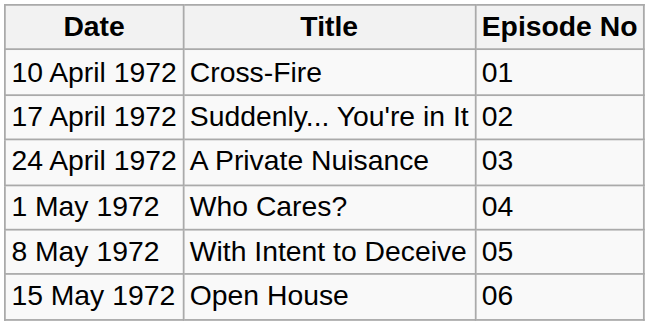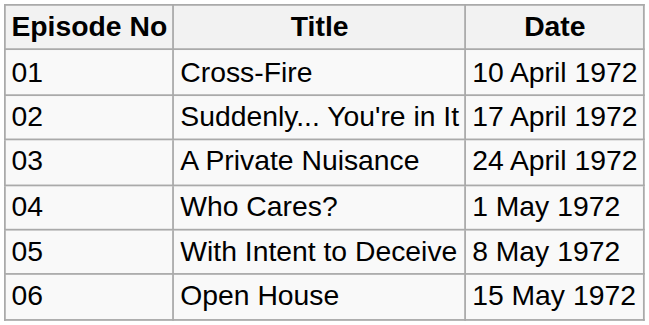columns swapped: (560, 26) <-> (94, 26)
